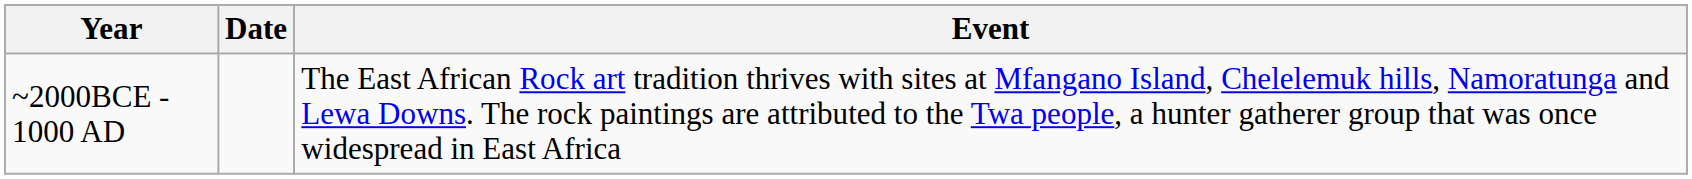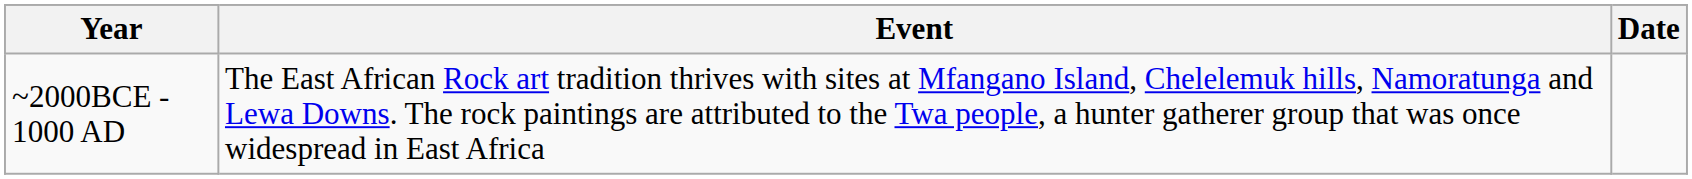columns swapped: (256, 29) <-> (991, 29)
